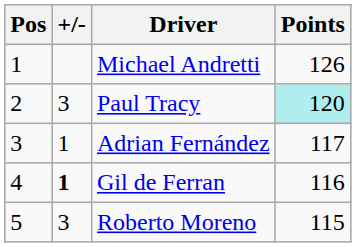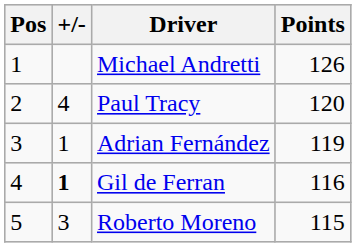(64, 103) 3 -> (64, 103) 4
(327, 103) paleturquoise background -> (327, 103) no background
(327, 143) 117 -> (327, 143) 119
